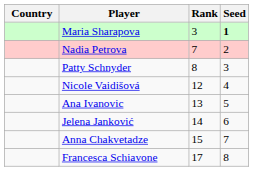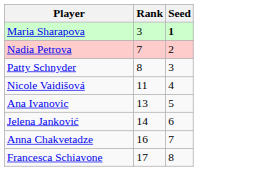- column: (32, 13)
(197, 85) 12 -> (142, 85) 11
(197, 139) 15 -> (142, 139) 16
